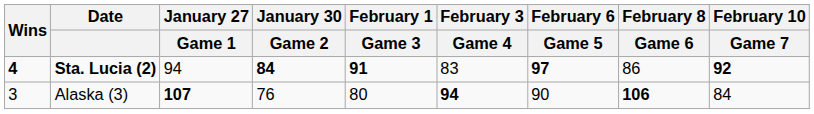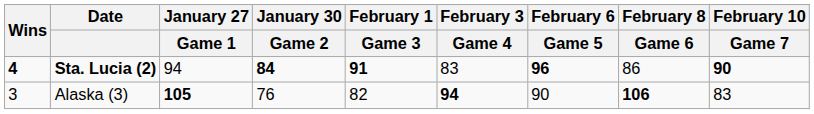(540, 69) 97 -> (540, 69) 96
(722, 69) 92 -> (722, 69) 90
(177, 95) 107 -> (177, 95) 105
(358, 95) 80 -> (358, 95) 82
(722, 95) 84 -> (722, 95) 83
